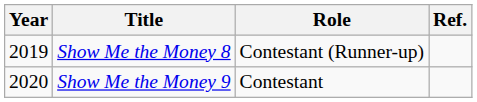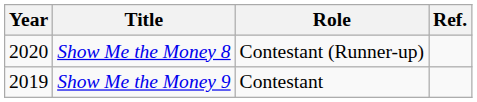(29, 50) 2019 -> (29, 50) 2020
(29, 81) 2020 -> (29, 81) 2019
